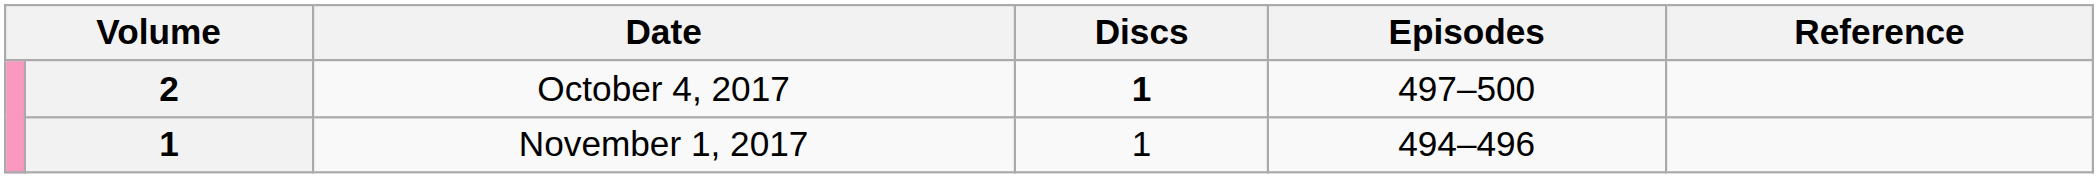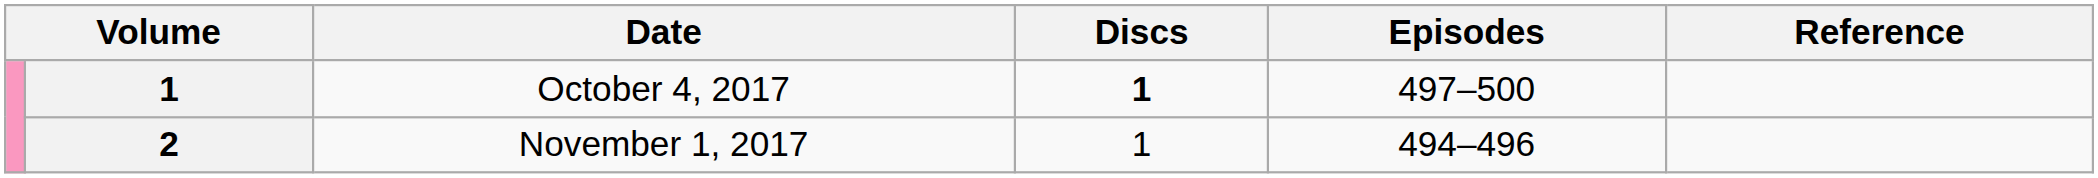(169, 88) 2 -> (169, 88) 1
(169, 144) 1 -> (169, 144) 2
